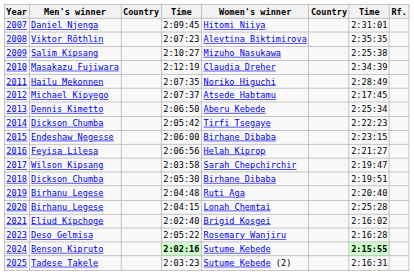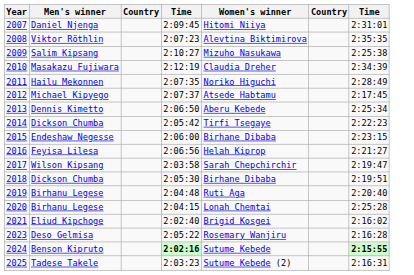- column: (399, 11)
